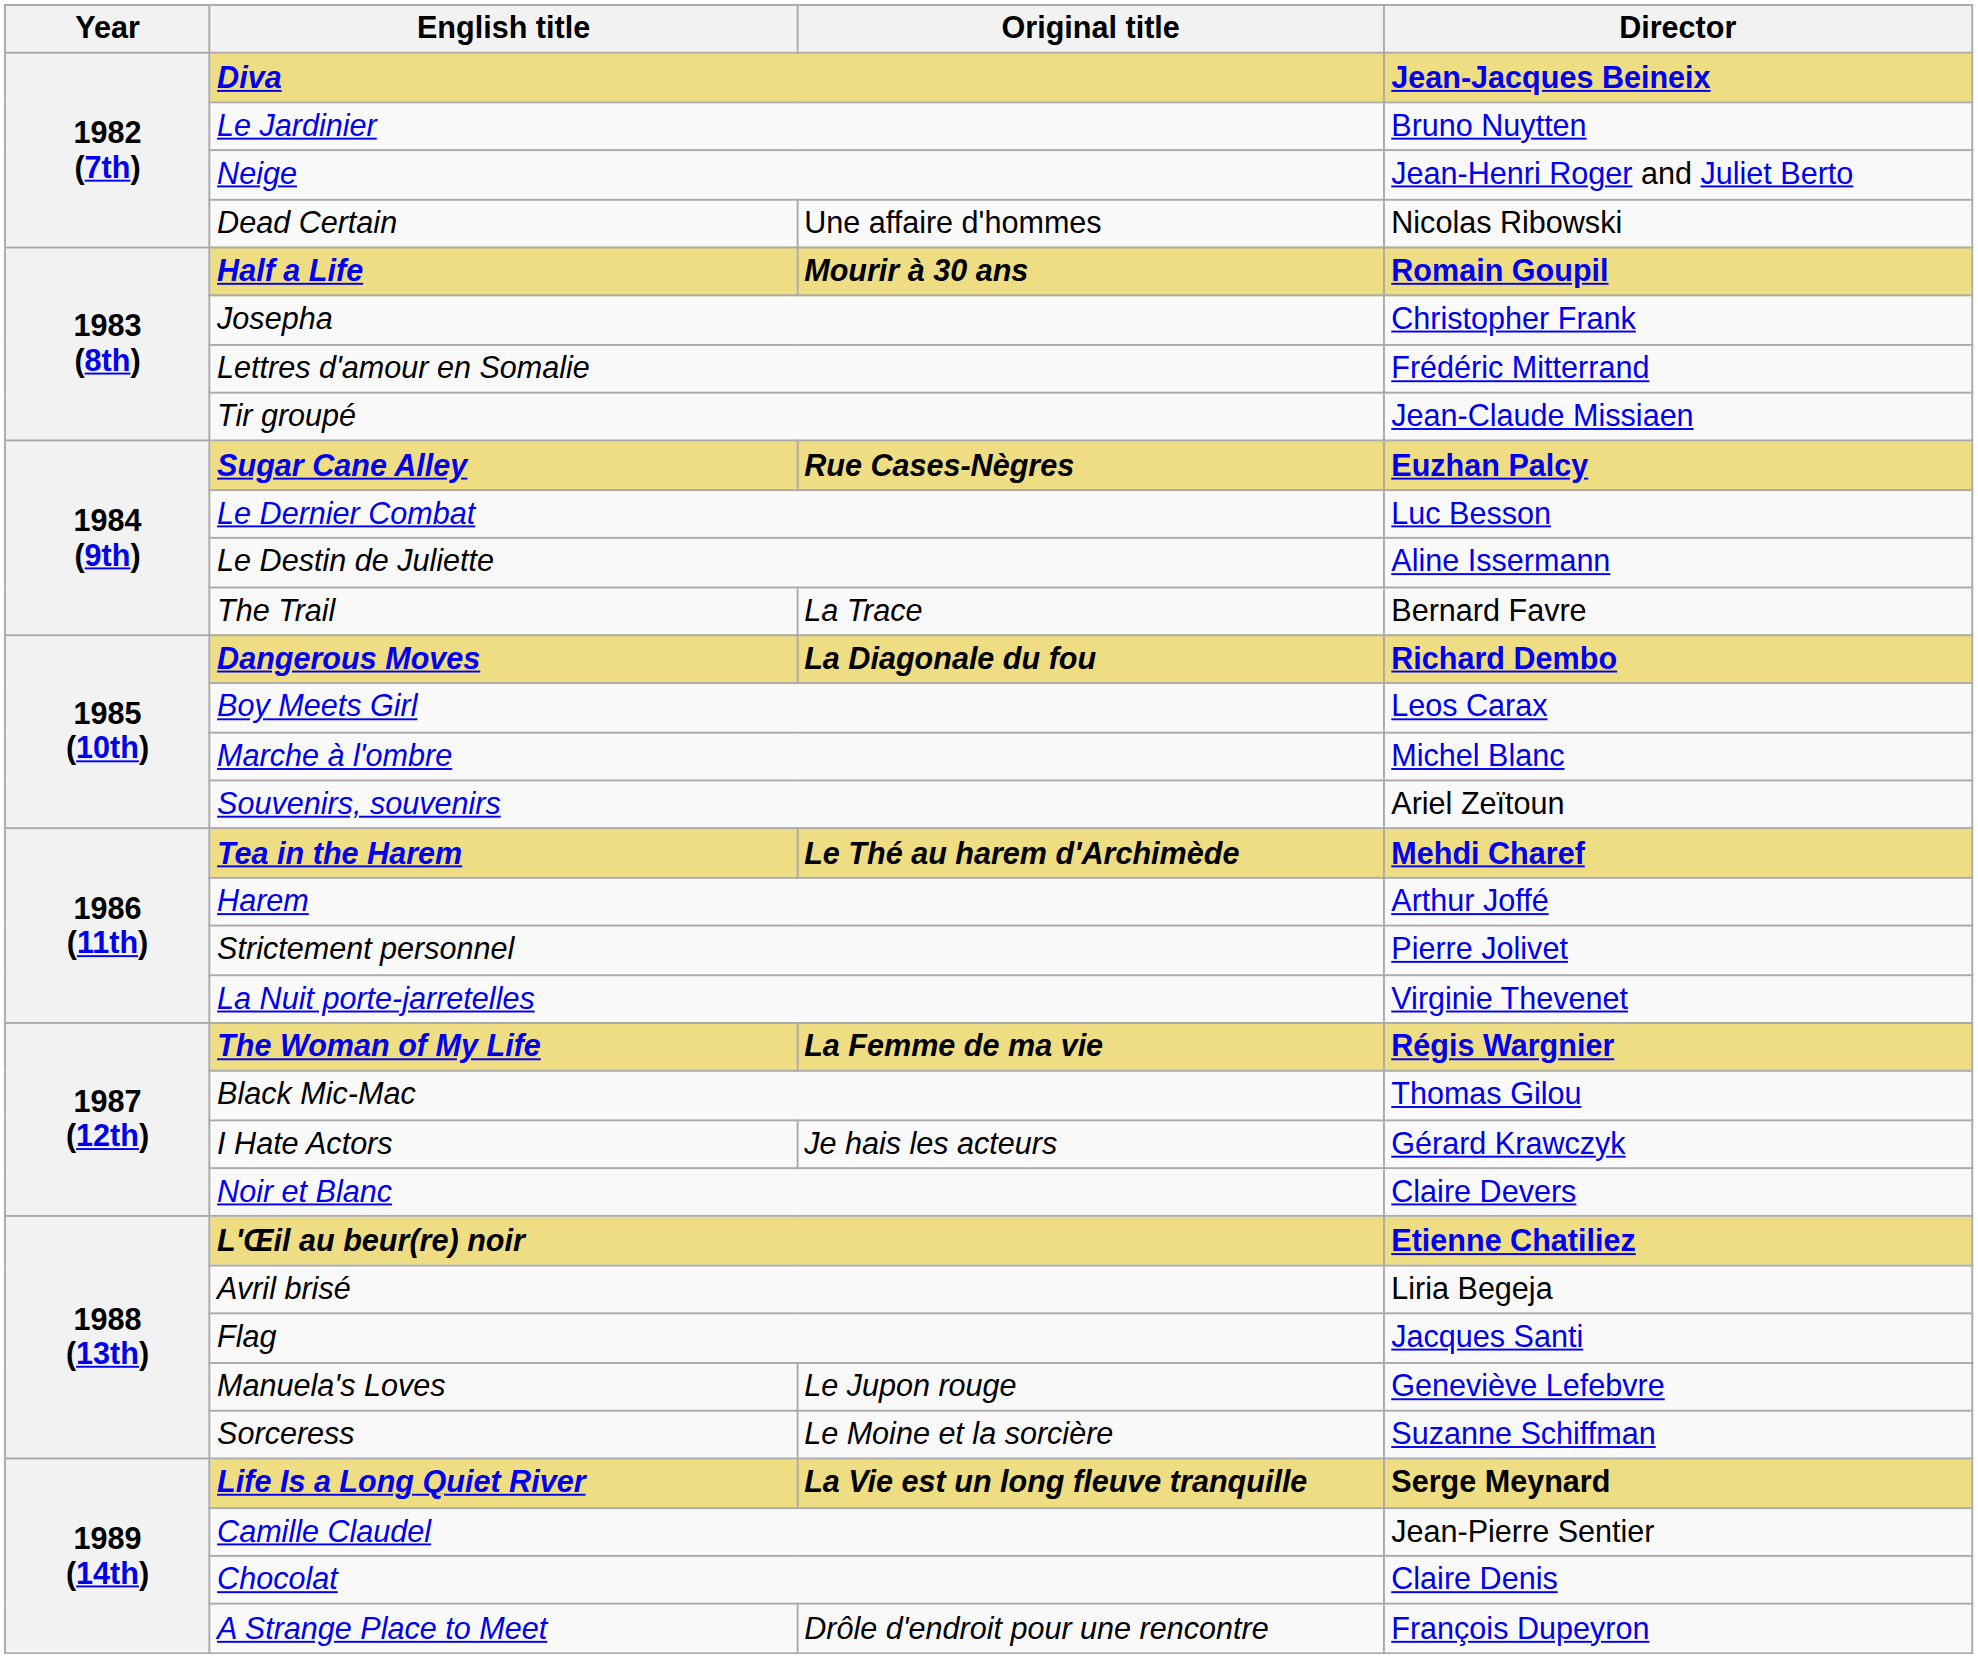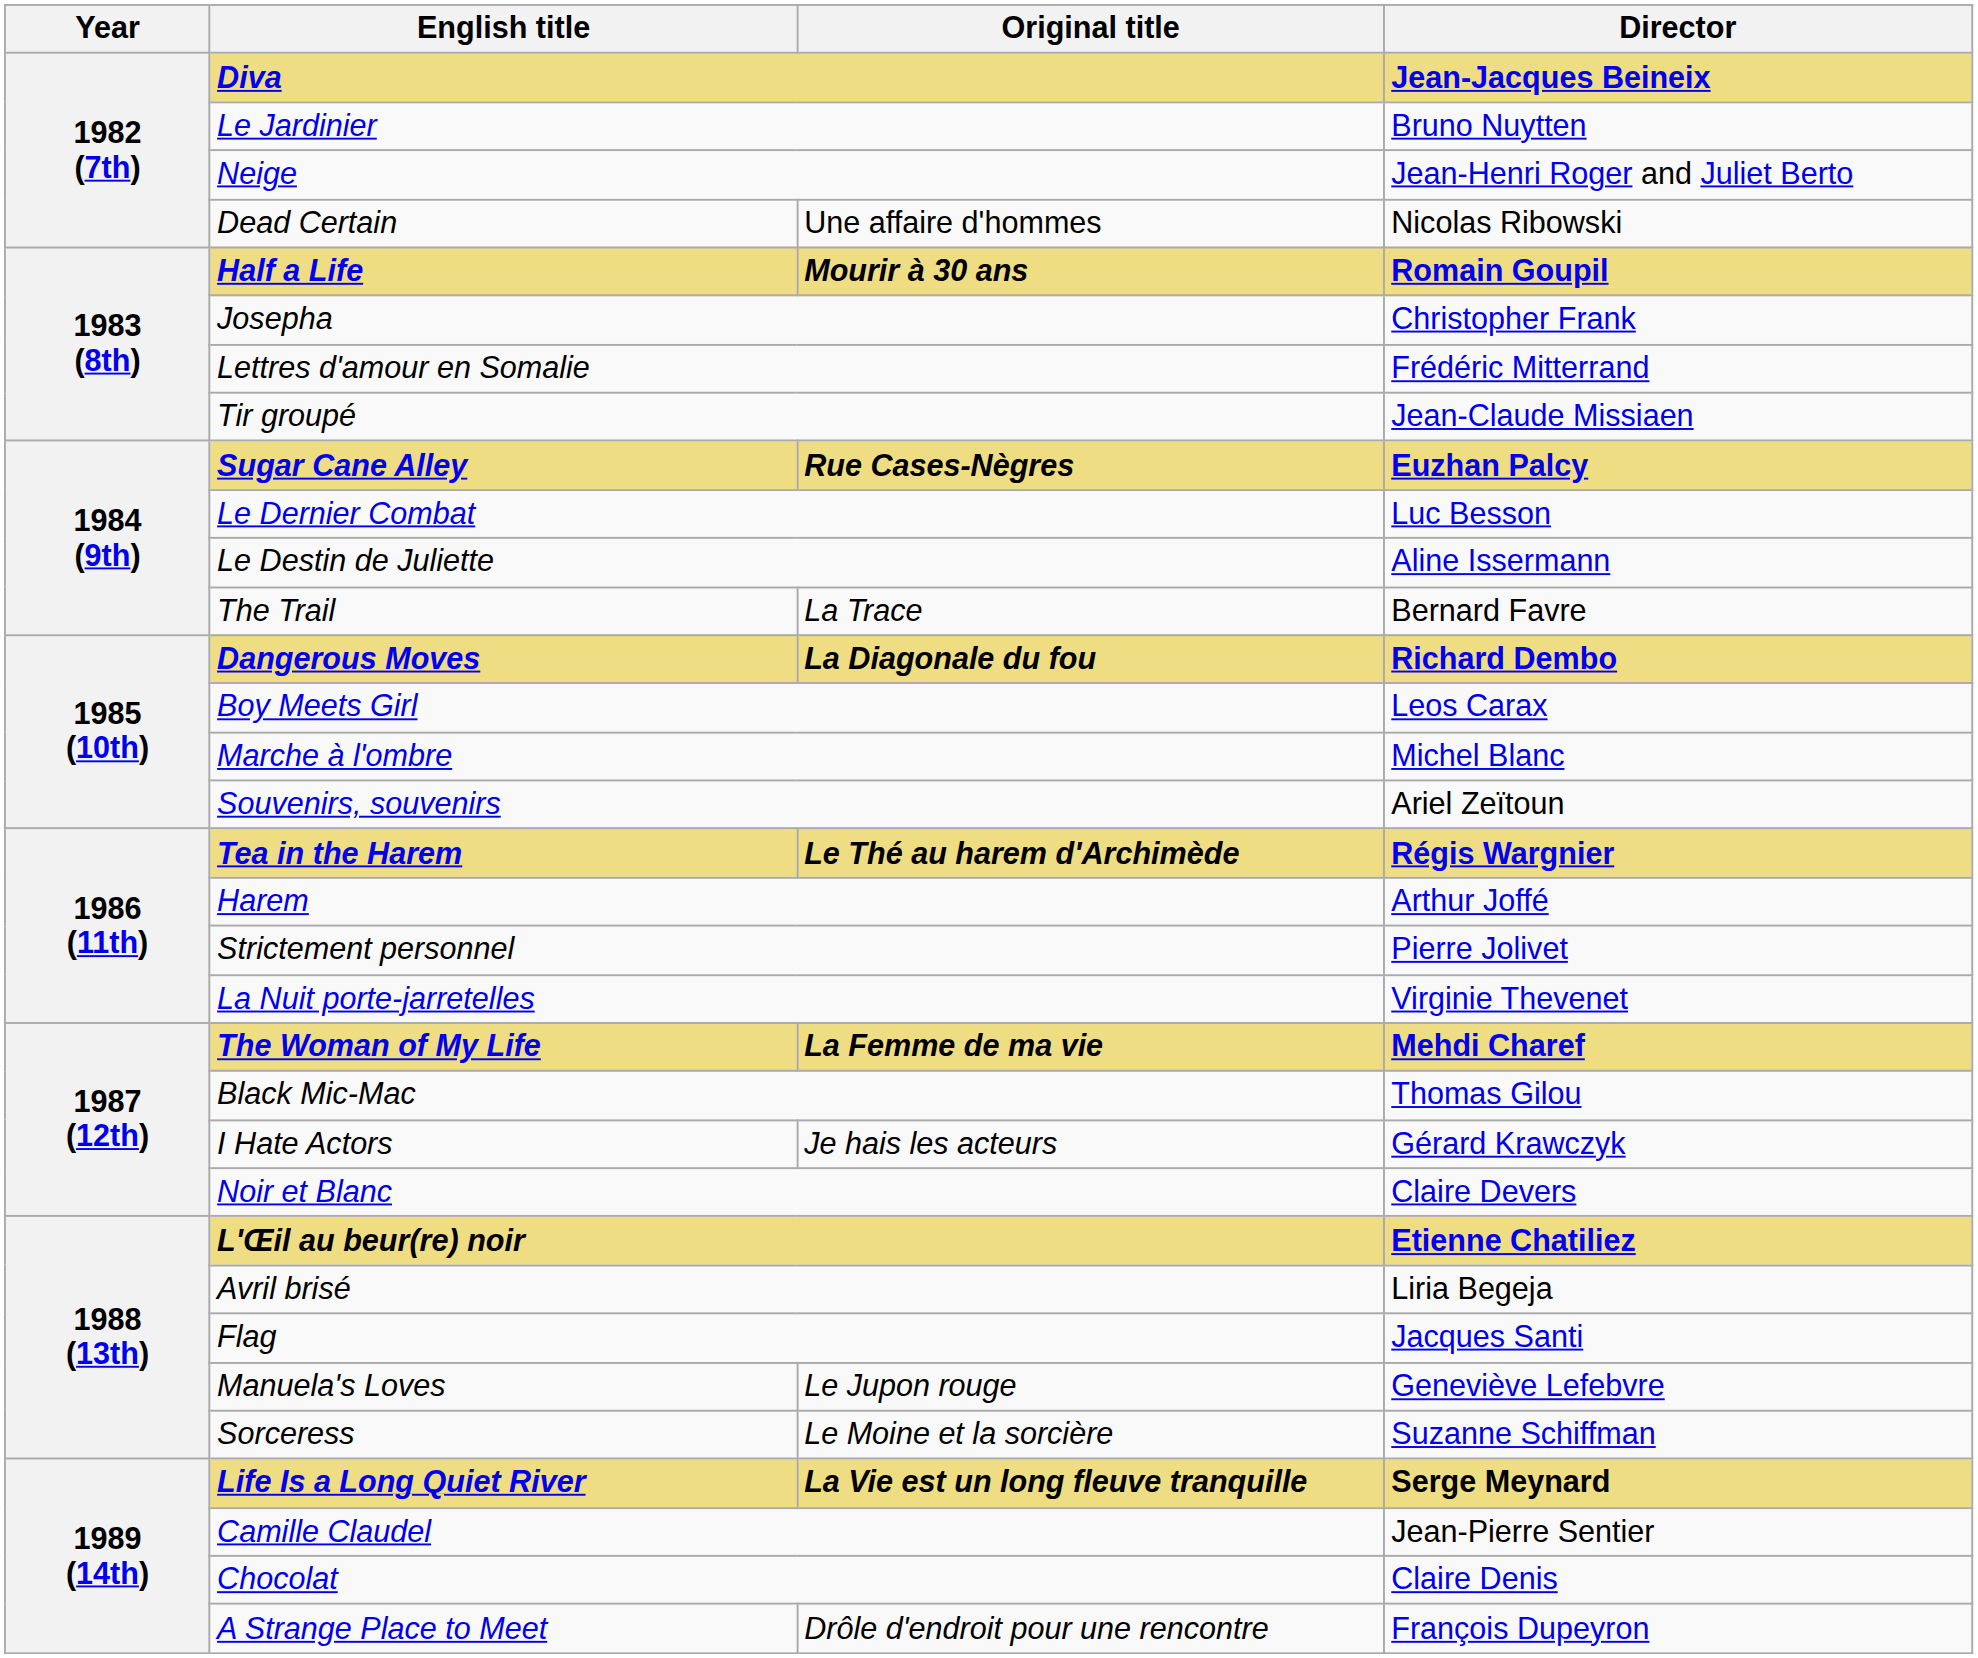(1488, 852) Mehdi Charef -> (1503, 852) Régis Wargnier
(1503, 1046) Régis Wargnier -> (1488, 1046) Mehdi Charef
